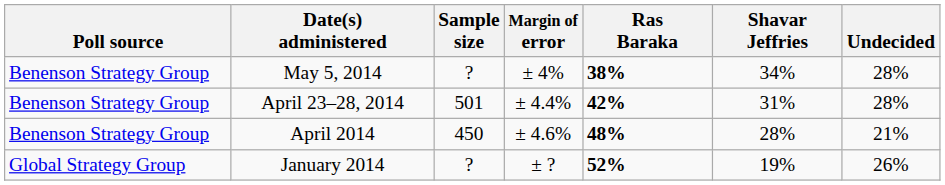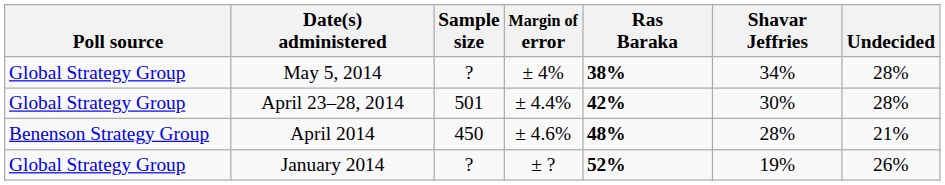(109, 72) Benenson Strategy Group -> (97, 72) Global Strategy Group
(109, 103) Benenson Strategy Group -> (97, 103) Global Strategy Group
(777, 103) 31% -> (777, 103) 30%
